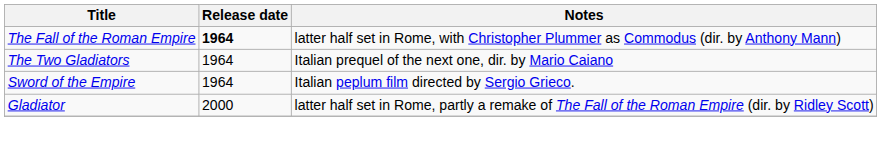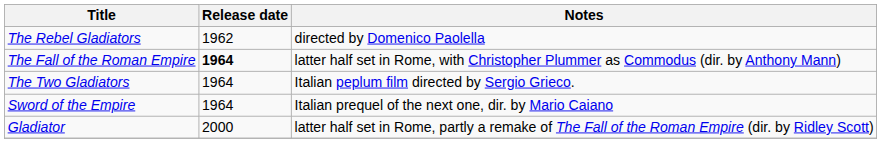+ row: (74, 37)
(454, 60) Italian prequel of the next one, dir. by Mario Caiano -> (435, 82) Italian peplum film directed by Sergio Grieco.
(435, 82) Italian peplum film directed by Sergio Grieco. -> (454, 104) Italian prequel of the next one, dir. by Mario Caiano
